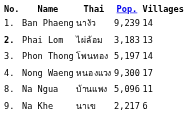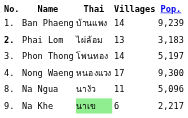columns swapped: (163, 9) <-> (127, 9)
(86, 23) นางัว -> (92, 23) บ้านแพง
(92, 89) บ้านแพง -> (86, 89) นางัว
(86, 106) no background -> (86, 106) lightgreen background
